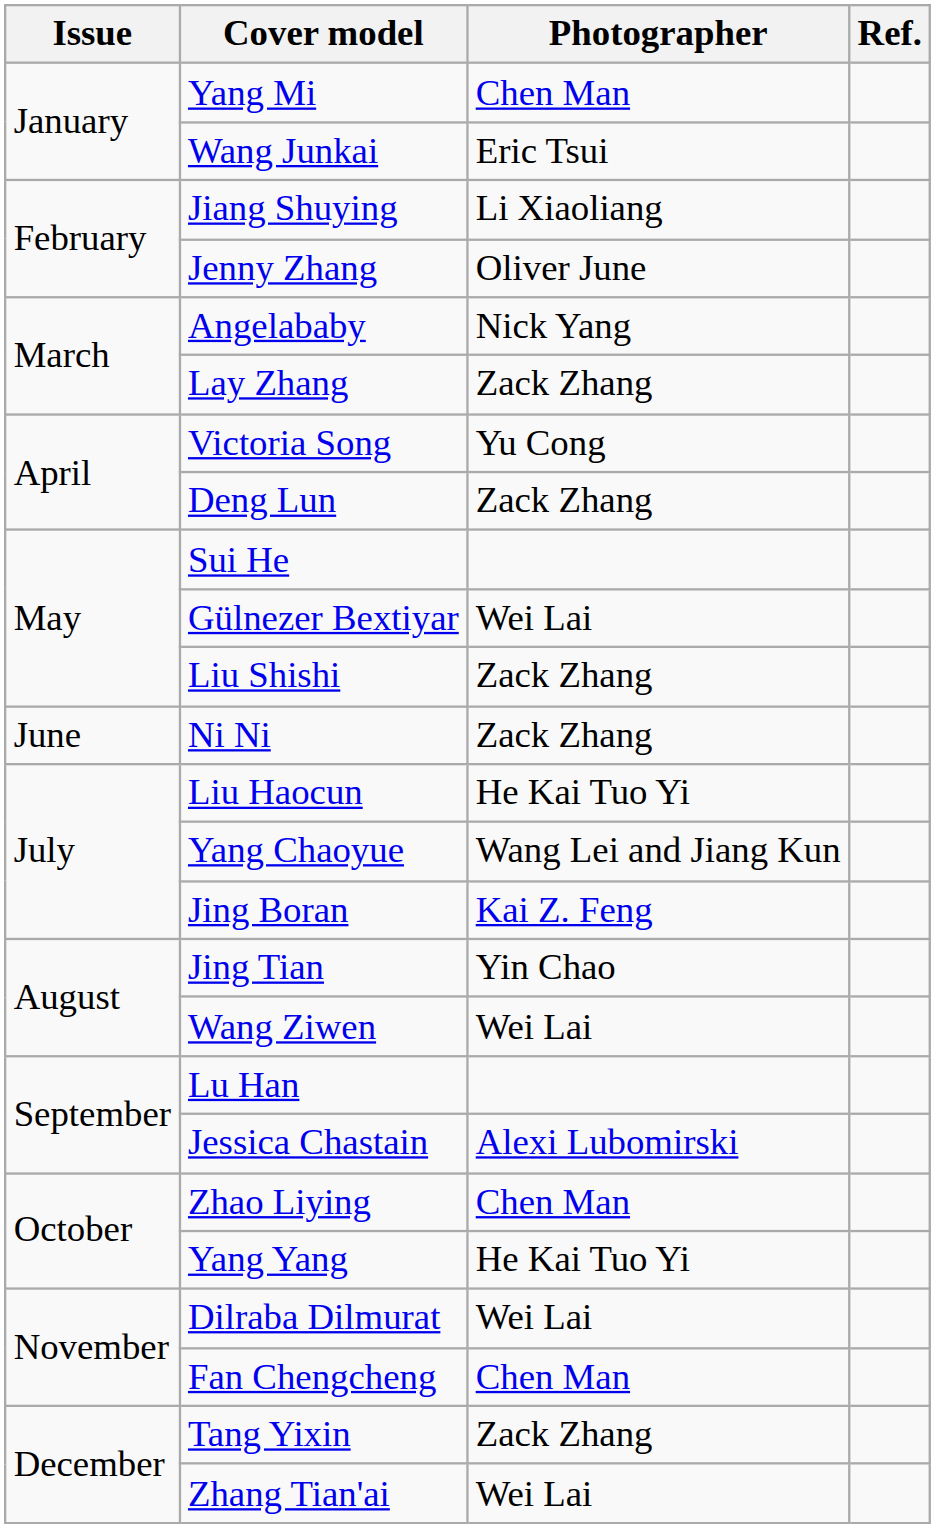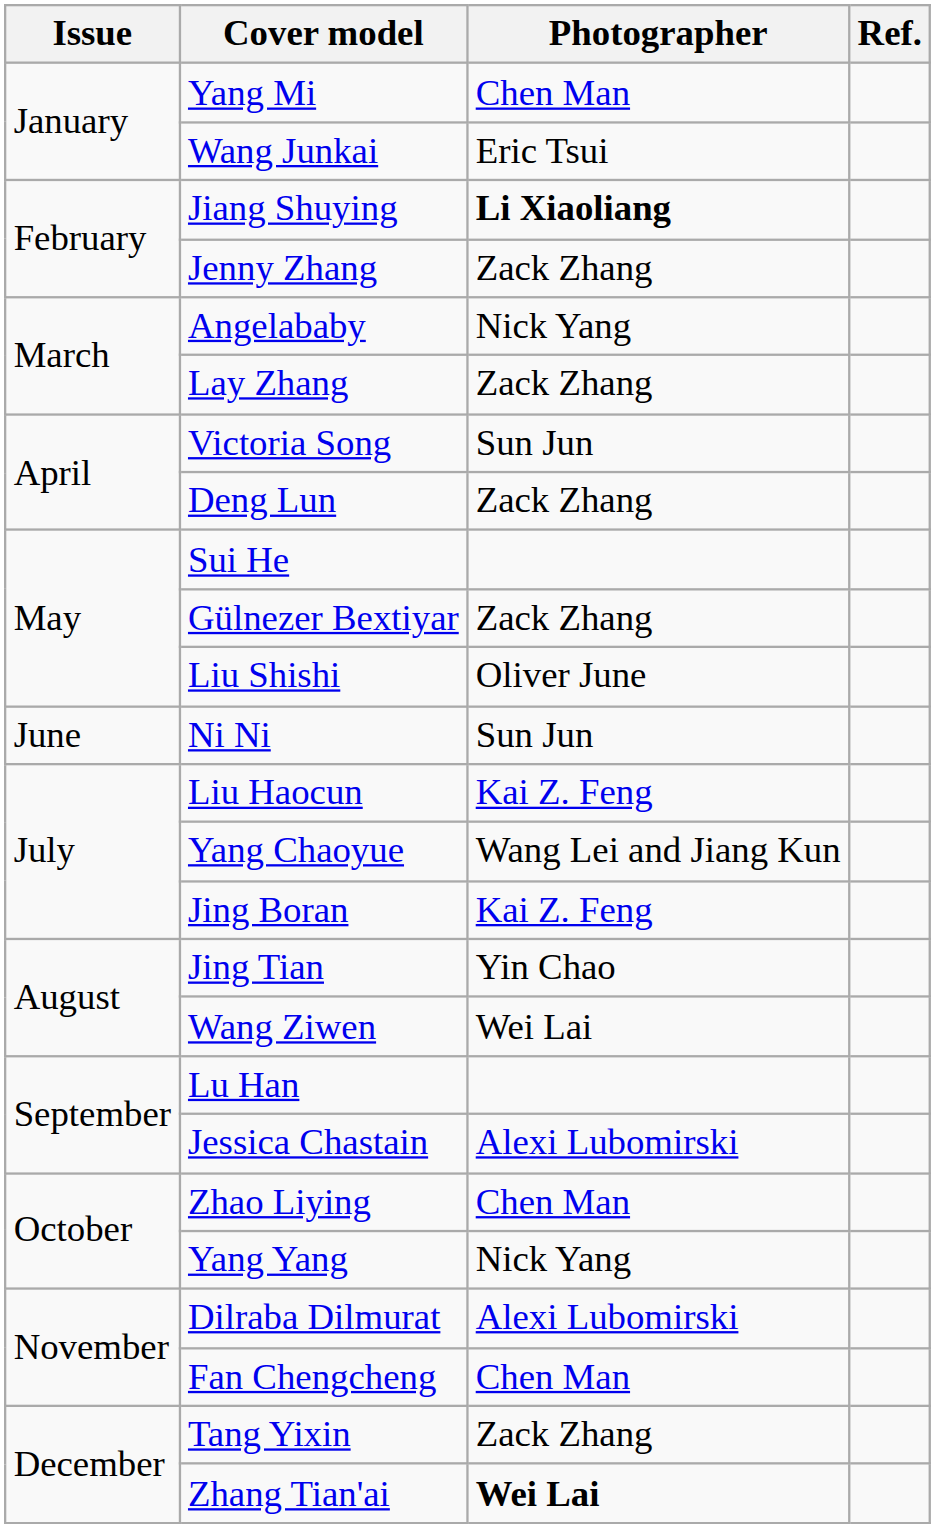(569, 208) normal -> (573, 208) bold
(561, 267) Oliver June -> (564, 267) Zack Zhang
(541, 442) Yu Cong -> (535, 442) Sun Jun
(534, 617) Wei Lai -> (564, 617) Zack Zhang
(564, 675) Zack Zhang -> (561, 675) Oliver June
(564, 734) Zack Zhang -> (535, 734) Sun Jun
(583, 792) He Kai Tuo Yi -> (564, 792) Kai Z. Feng
(583, 1259) He Kai Tuo Yi -> (553, 1259) Nick Yang
(534, 1317) Wei Lai -> (607, 1317) Alexi Lubomirski
(534, 1492) normal -> (538, 1492) bold
